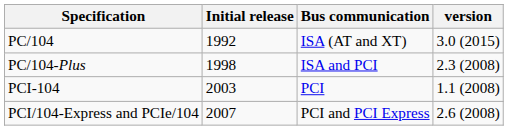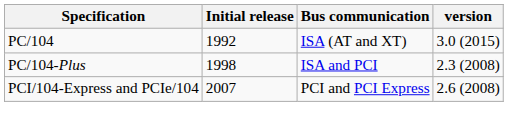- row: (34, 88)
